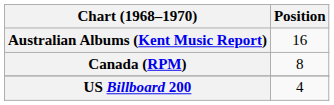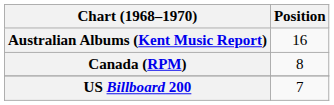(300, 87) 4 -> (300, 87) 7
